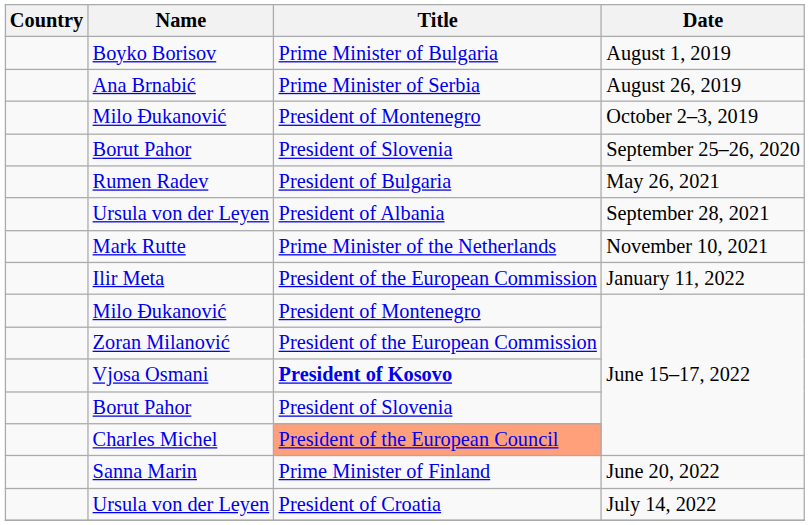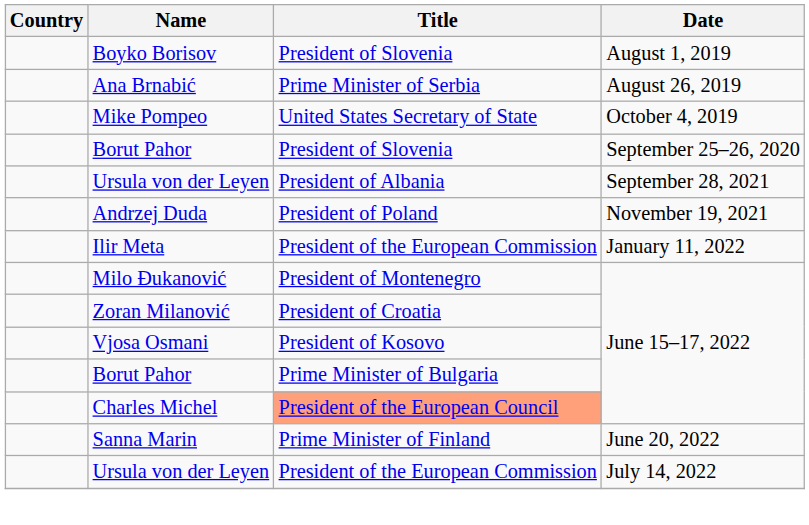(388, 52) Prime Minister of Bulgaria -> (365, 52) President of Slovenia
- row: (159, 117)
+ row: (150, 117)
- row: (150, 181)
- row: (139, 246)
+ row: (150, 213)
(438, 342) President of the European Commission -> (360, 310) President of Croatia
(365, 375) bold -> (362, 342) normal
(365, 407) President of Slovenia -> (388, 375) Prime Minister of Bulgaria
(360, 504) President of Croatia -> (438, 471) President of the European Commission
